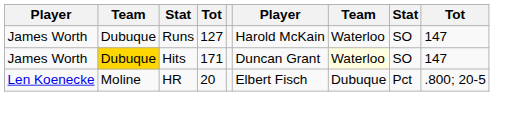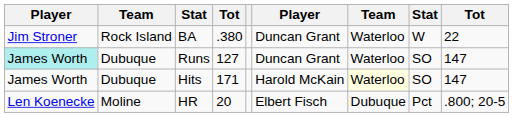+ row: (187, 36)
(47, 36) no background -> (47, 58) paleturquoise background
(280, 36) Harold McKain -> (297, 58) Duncan Grant
(128, 58) gold background -> (128, 79) no background
(278, 58) Duncan Grant -> (300, 79) Harold McKain
